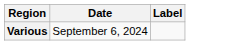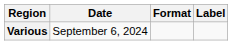+ column: (172, 13)
